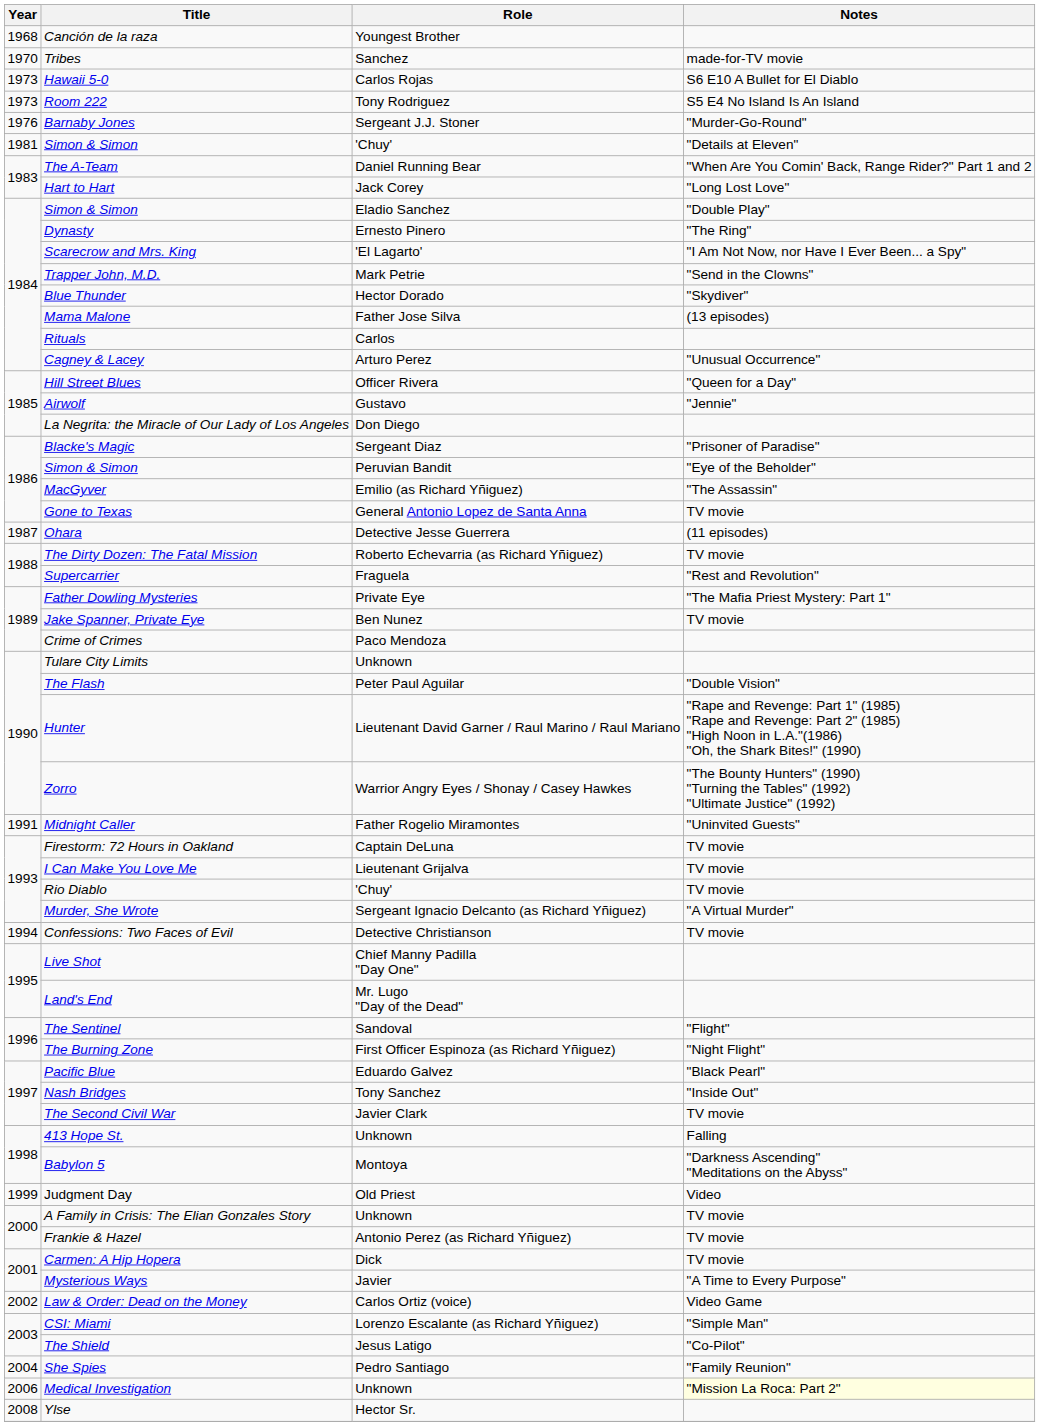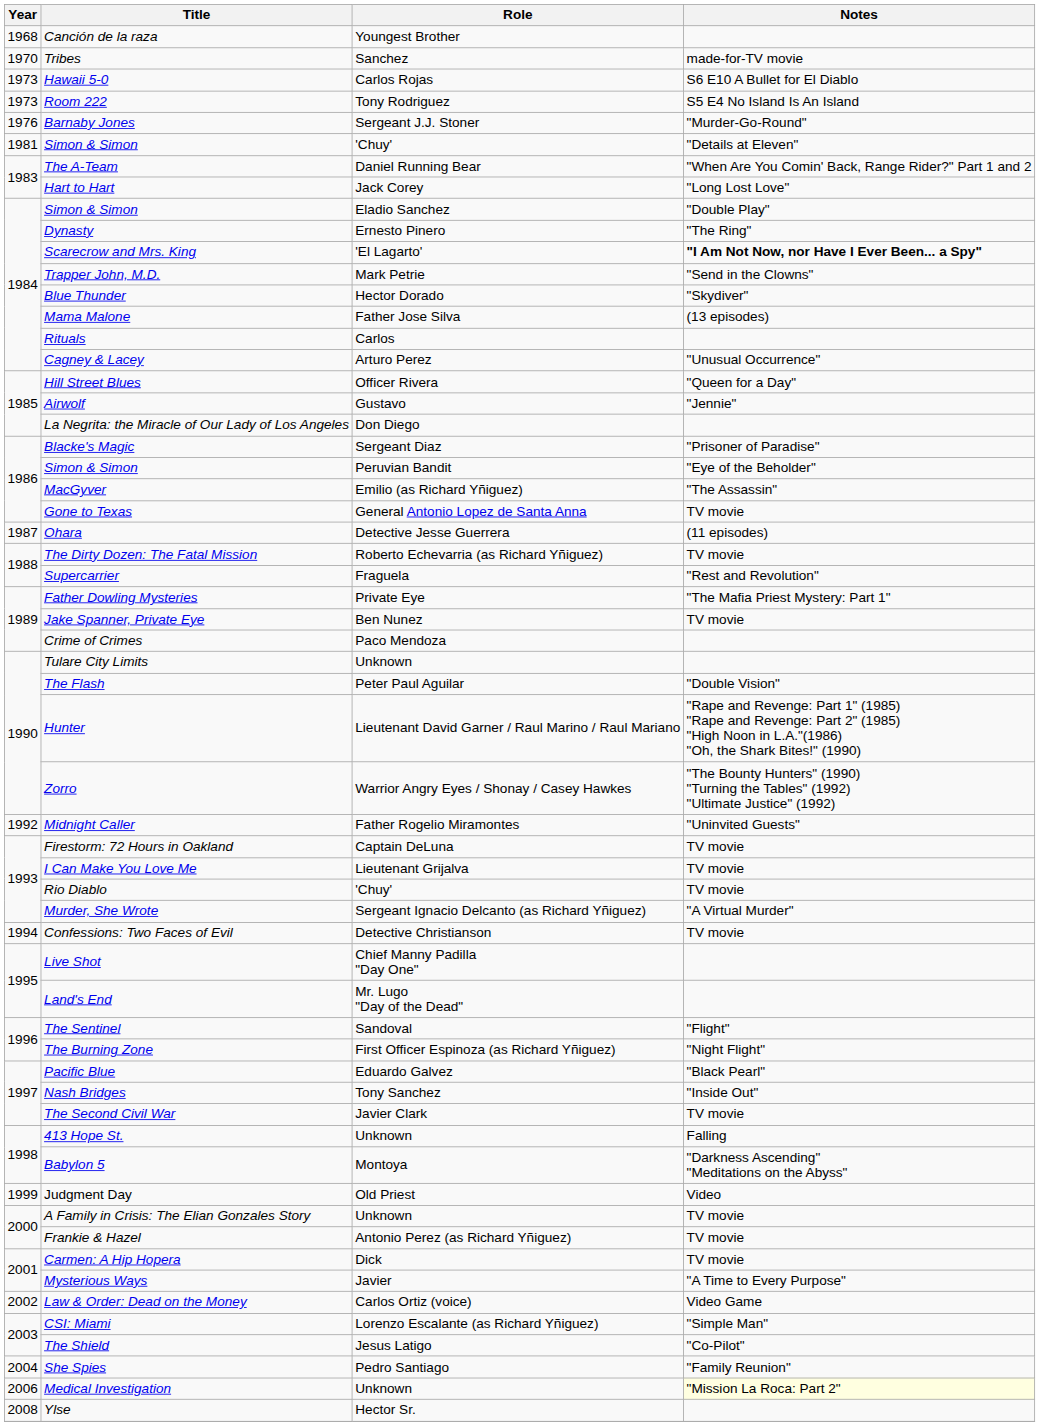(826, 252) normal -> (834, 252) bold
(23, 825) 1991 -> (23, 825) 1992
